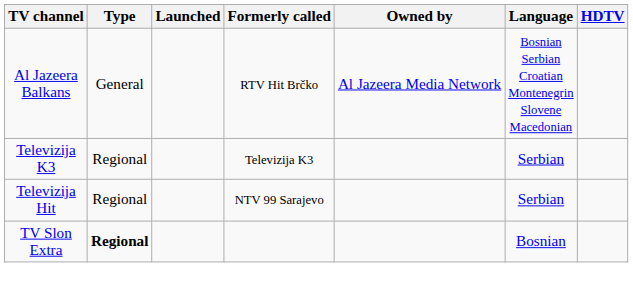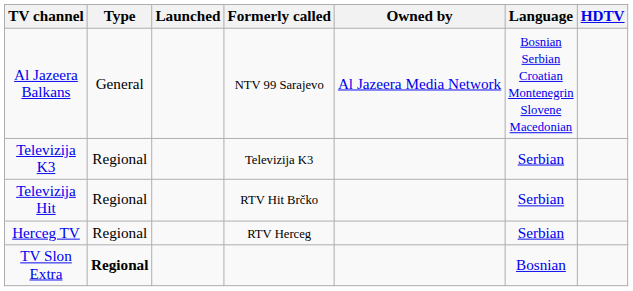(279, 84) RTV Hit Brčko -> (279, 84) NTV 99 Sarajevo
(279, 200) NTV 99 Sarajevo -> (279, 200) RTV Hit Brčko
+ row: (46, 232)
